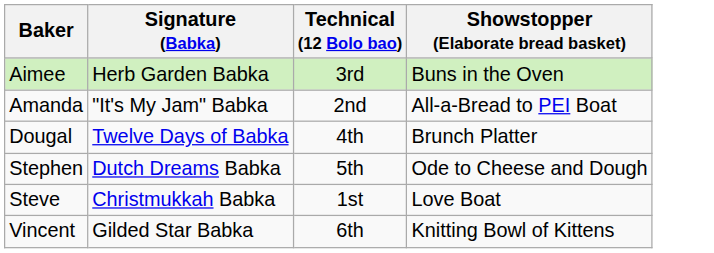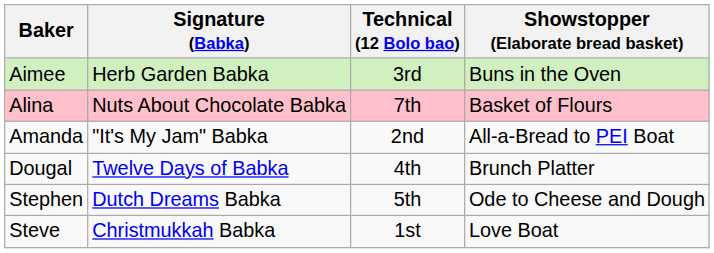+ row: (31, 105)
- row: (42, 231)
